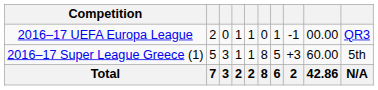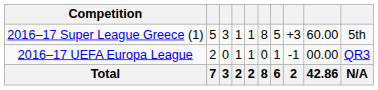rows swapped: (105, 54) <-> (105, 34)
